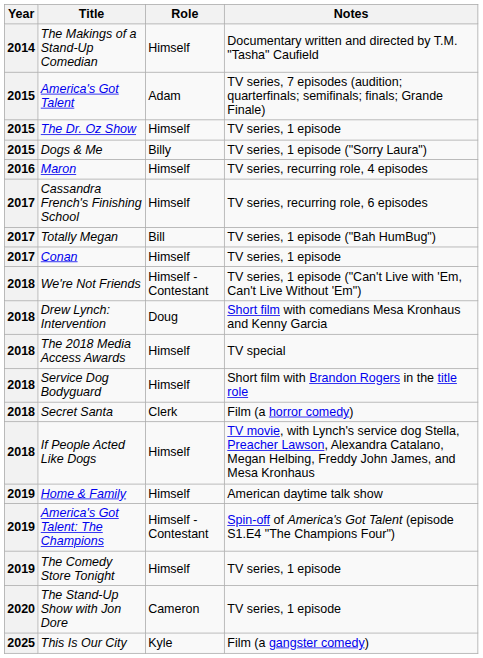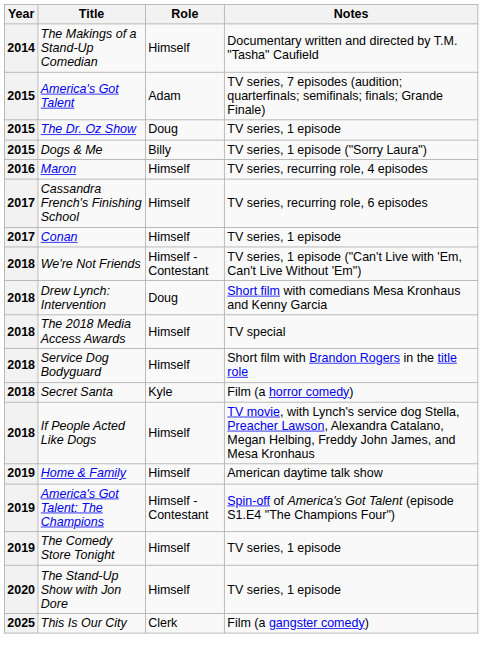(169, 129) Himself -> (163, 129) Doug
- row: (79, 237)
(163, 412) Clerk -> (160, 392) Kyle
(174, 609) Cameron -> (169, 589) Himself
(160, 643) Kyle -> (163, 623) Clerk
